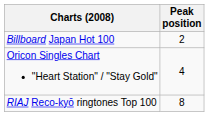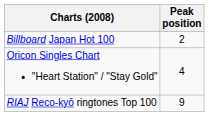(182, 103) 8 -> (182, 103) 9
